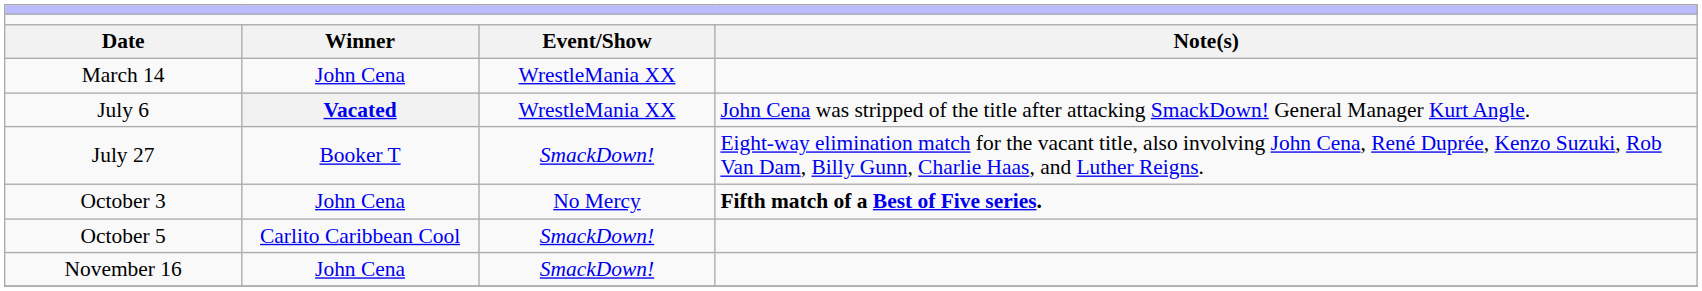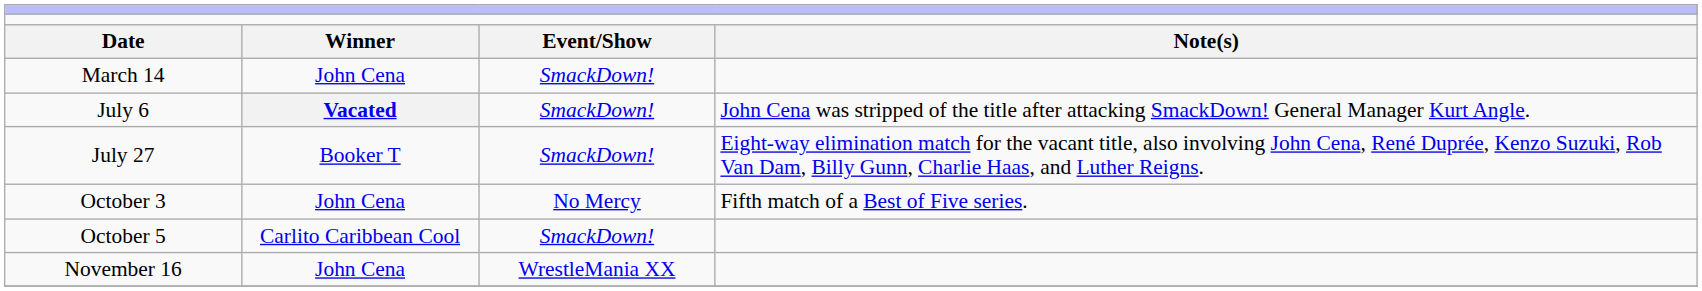(597, 75) WrestleMania XX -> (597, 75) SmackDown!
(597, 109) WrestleMania XX -> (597, 109) SmackDown!
(881, 201) bold -> (874, 201) normal
(597, 269) SmackDown! -> (597, 269) WrestleMania XX
